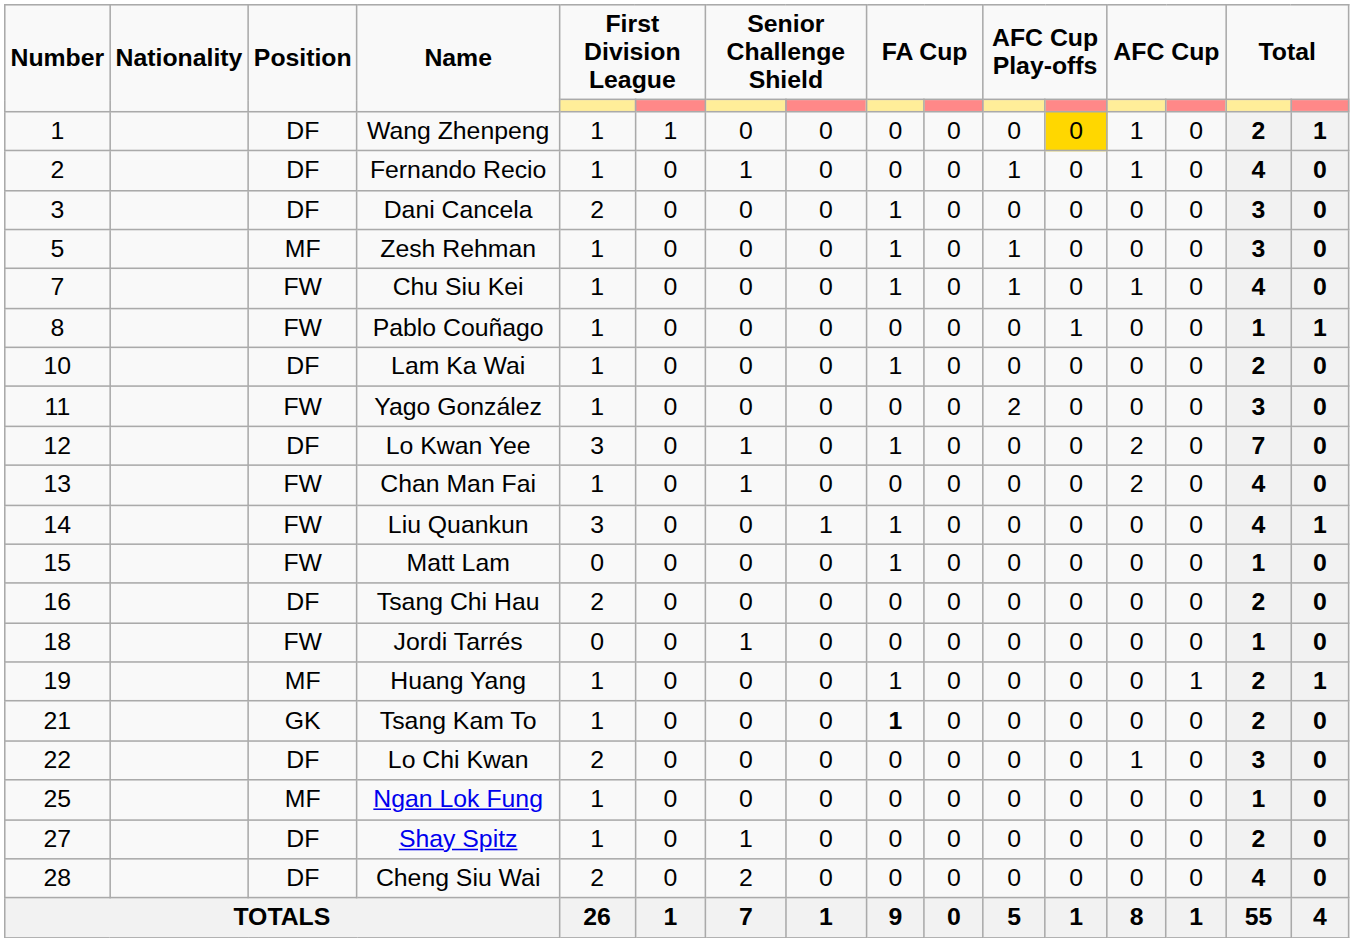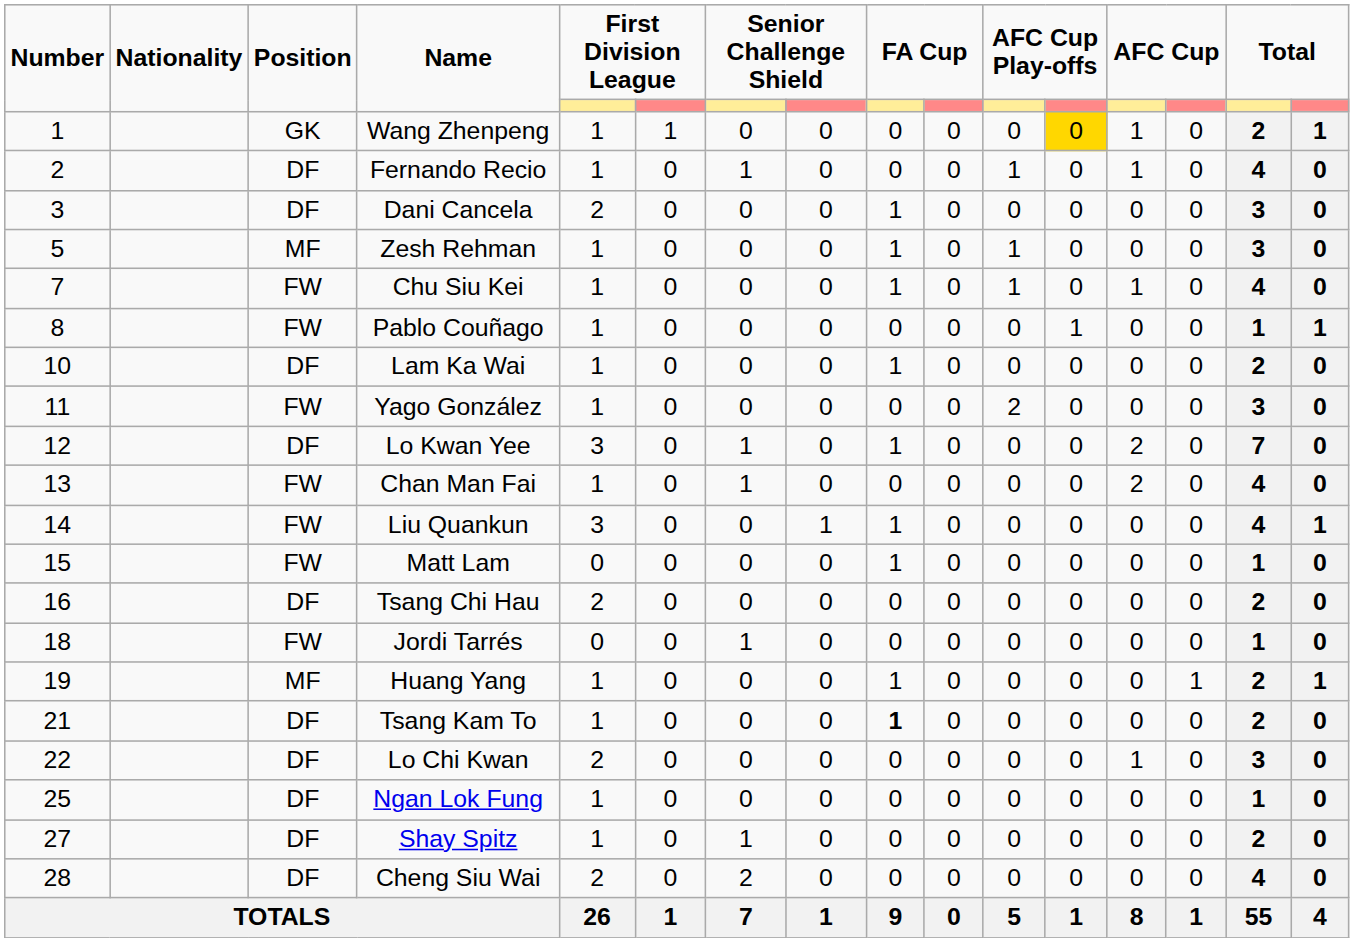(303, 130) DF -> (303, 130) GK
(303, 720) GK -> (303, 720) DF
(303, 799) MF -> (303, 799) DF
